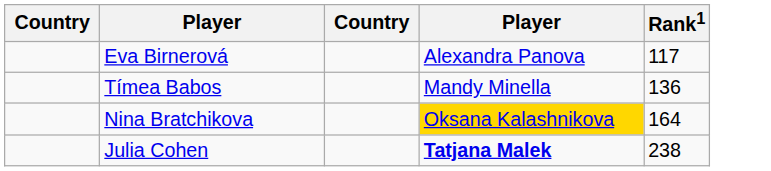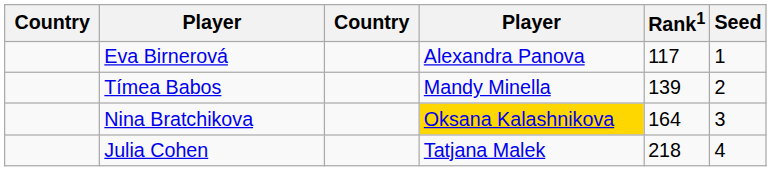+ column: (738, 22)
(665, 87) 136 -> (665, 87) 139
(488, 150) bold -> (485, 150) normal
(665, 150) 238 -> (665, 150) 218
